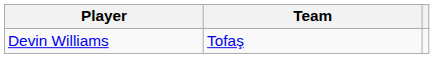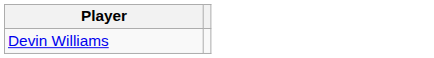- column: (313, 16)
